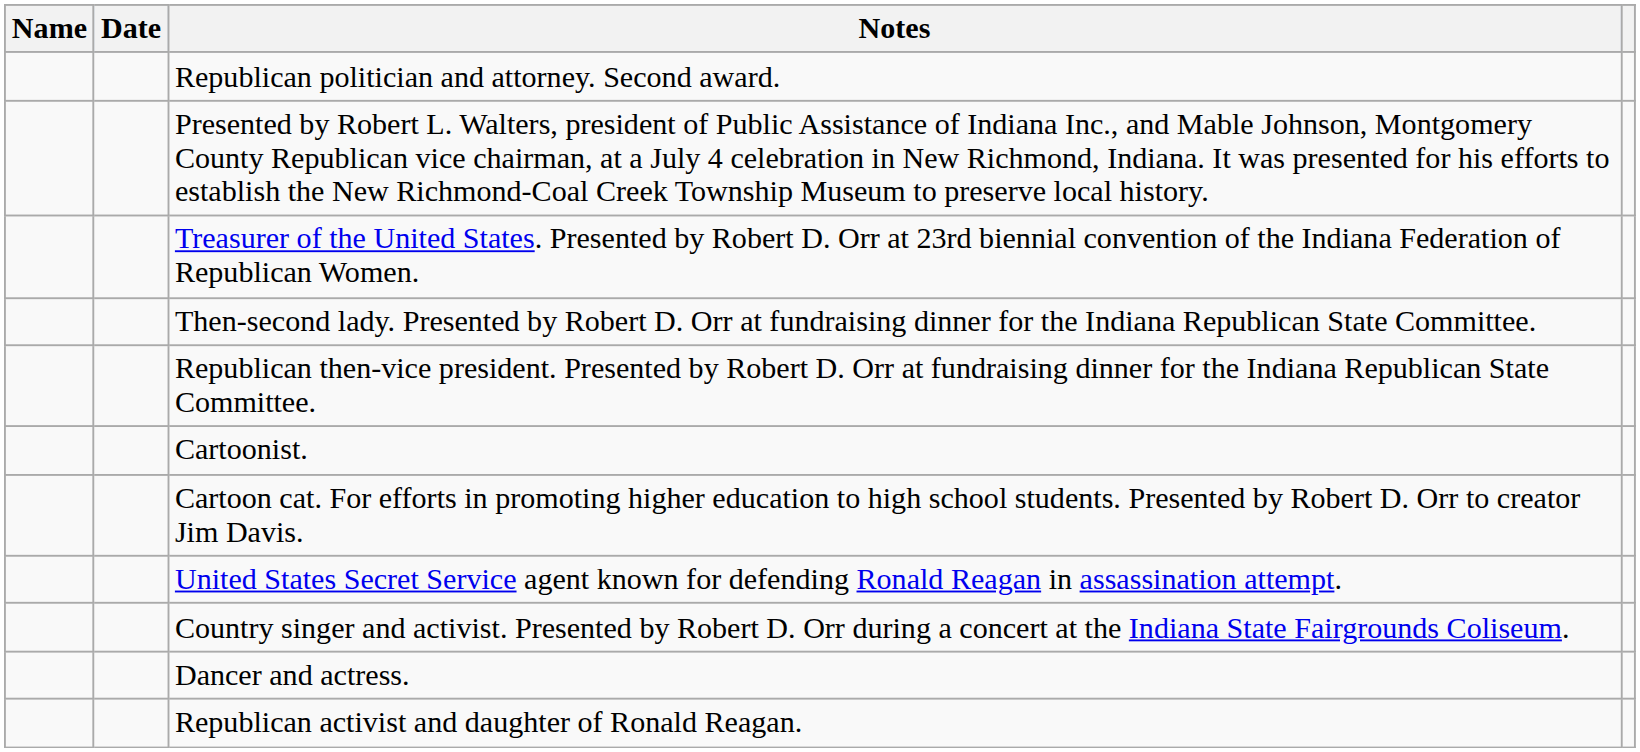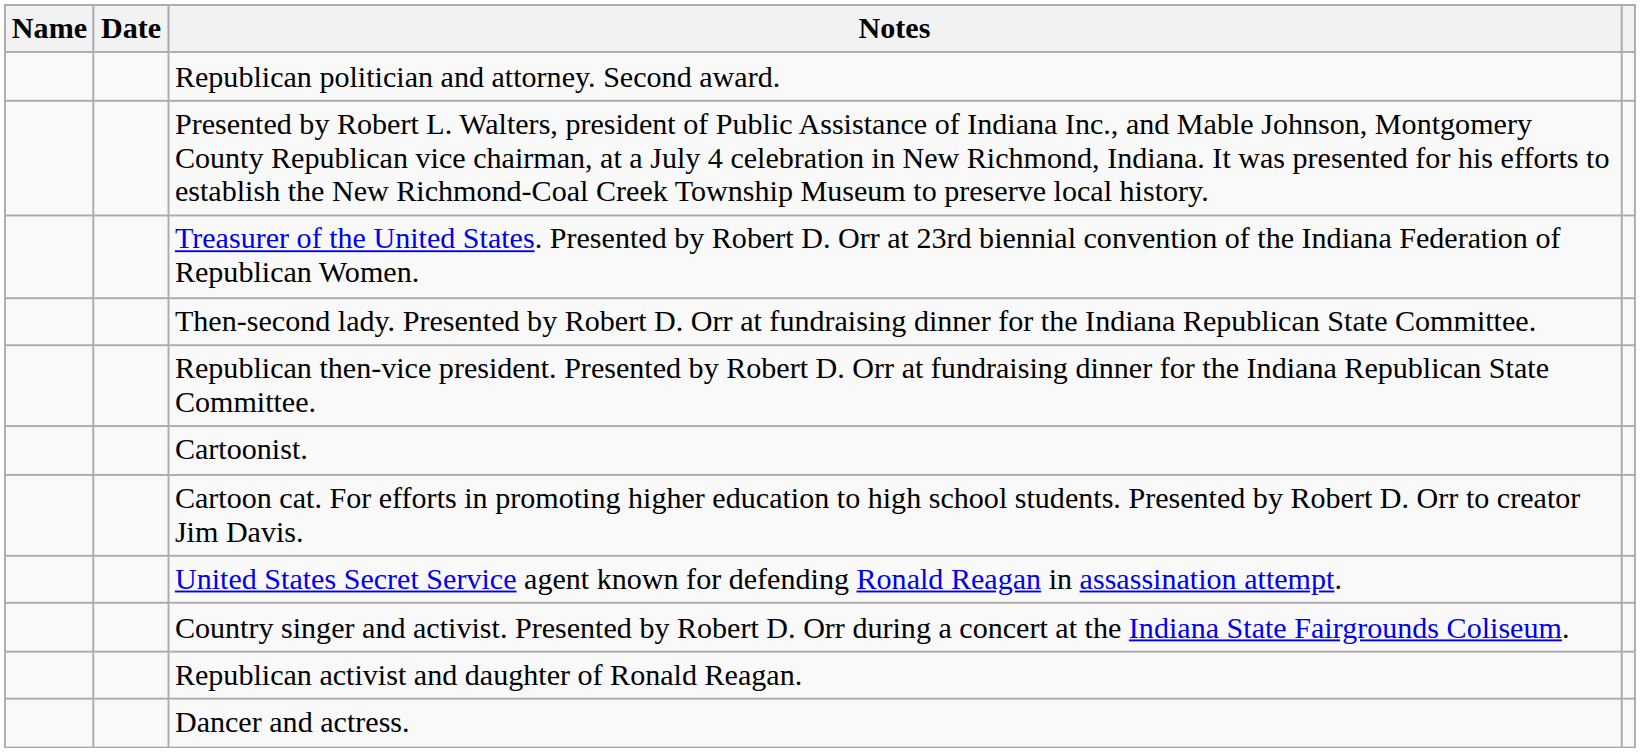rows swapped: (489, 722) <-> (292, 674)
